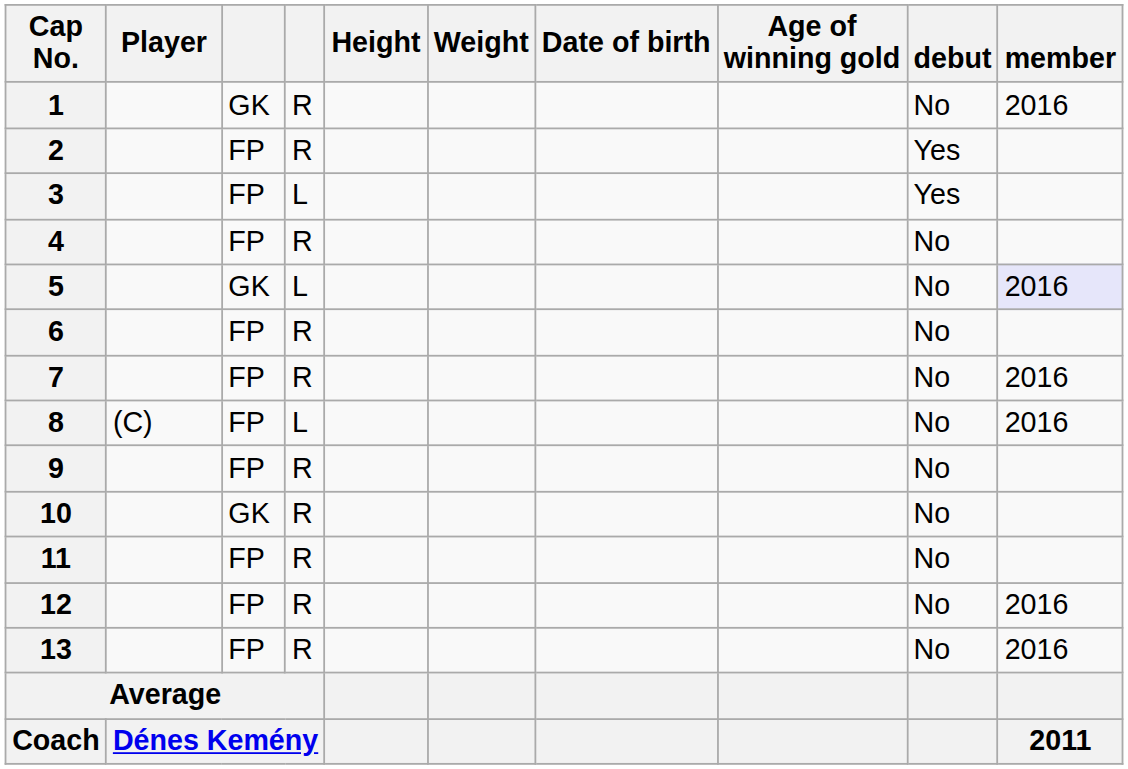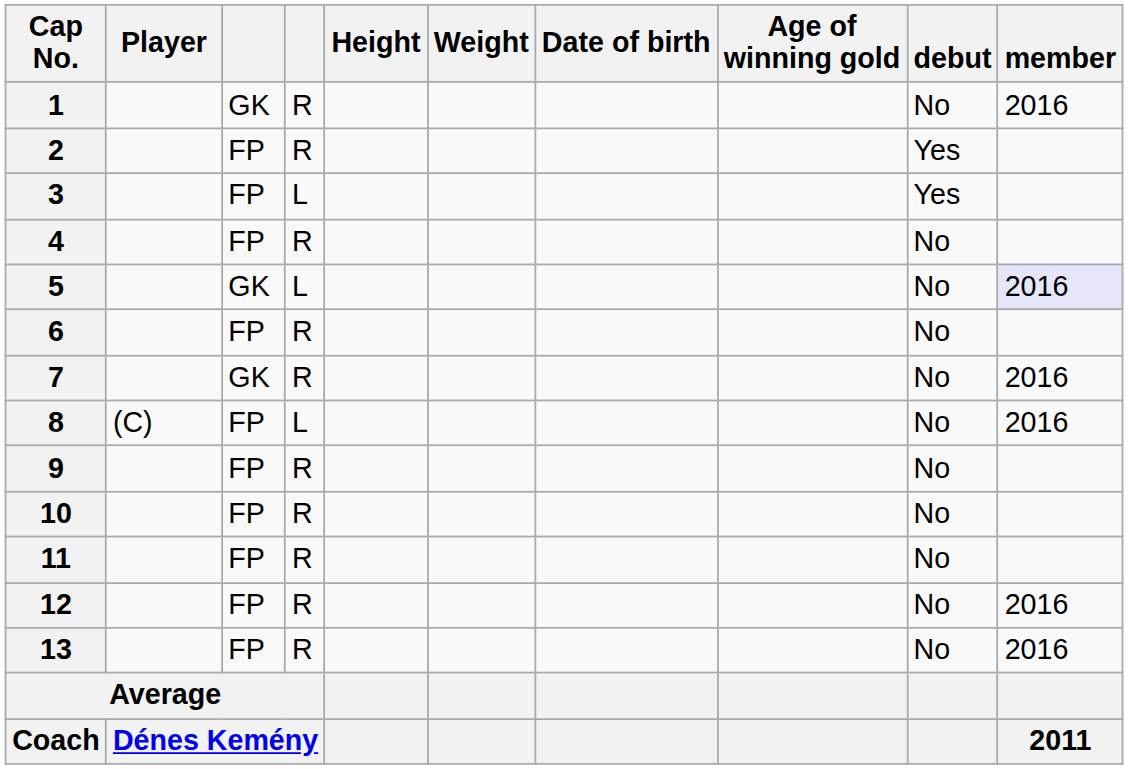(247, 377) FP -> (249, 377) GK
(249, 513) GK -> (247, 513) FP
